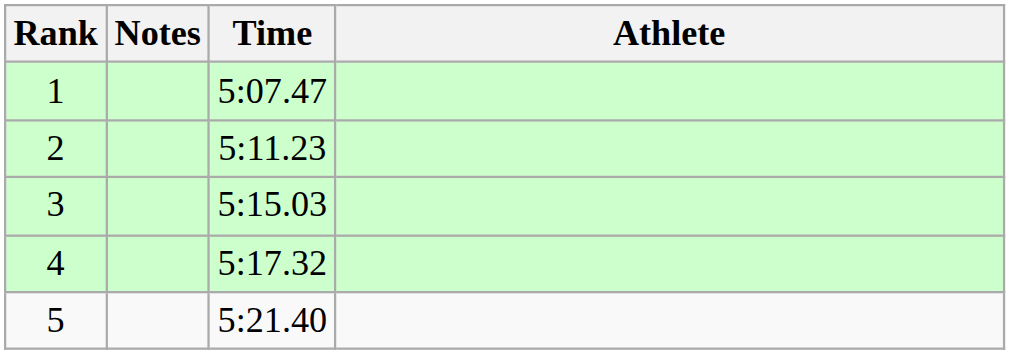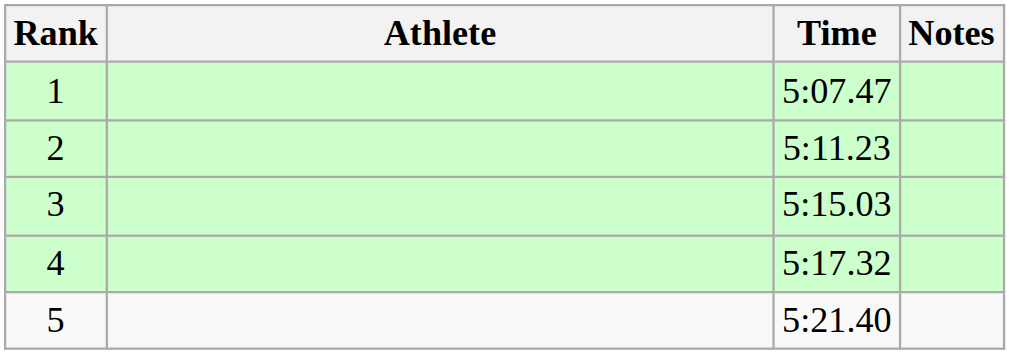columns swapped: (669, 33) <-> (158, 33)
